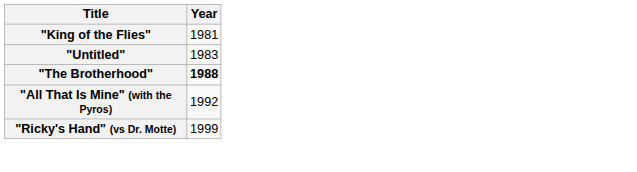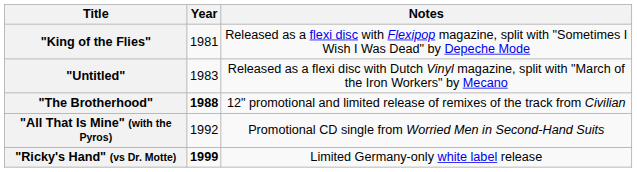+ column: (426, 14)
(204, 128) normal -> (204, 157) bold
